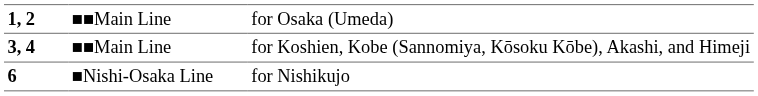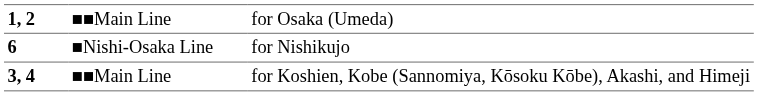rows swapped: (21, 47) <-> (12, 76)
